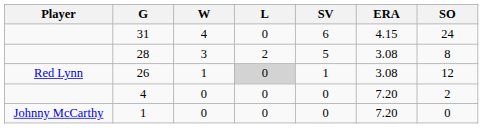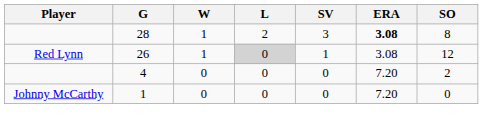- row: (143, 34)
(204, 53) 3 -> (204, 34) 1
(326, 53) 5 -> (326, 34) 3
(386, 53) normal -> (386, 34) bold
